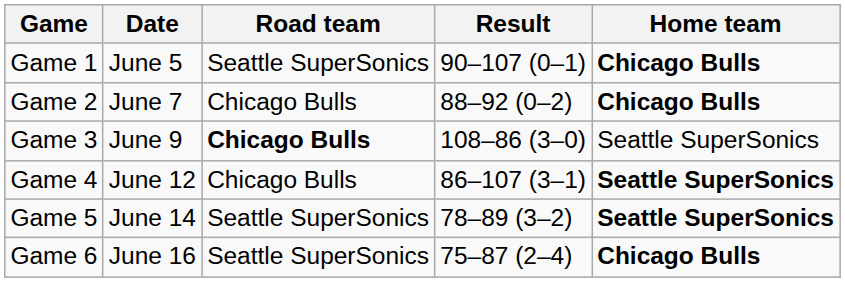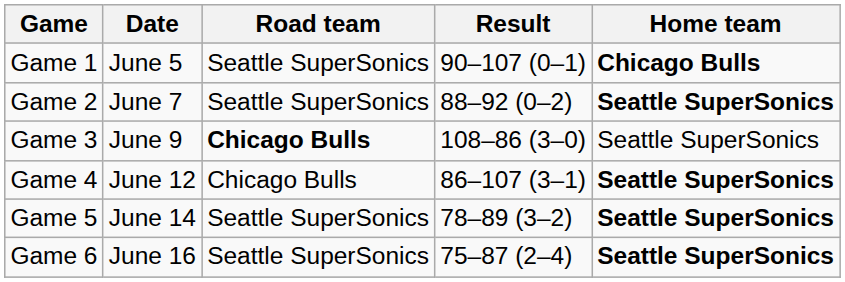(282, 101) Chicago Bulls -> (318, 101) Seattle SuperSonics
(679, 101) Chicago Bulls -> (716, 101) Seattle SuperSonics
(679, 256) Chicago Bulls -> (716, 256) Seattle SuperSonics
